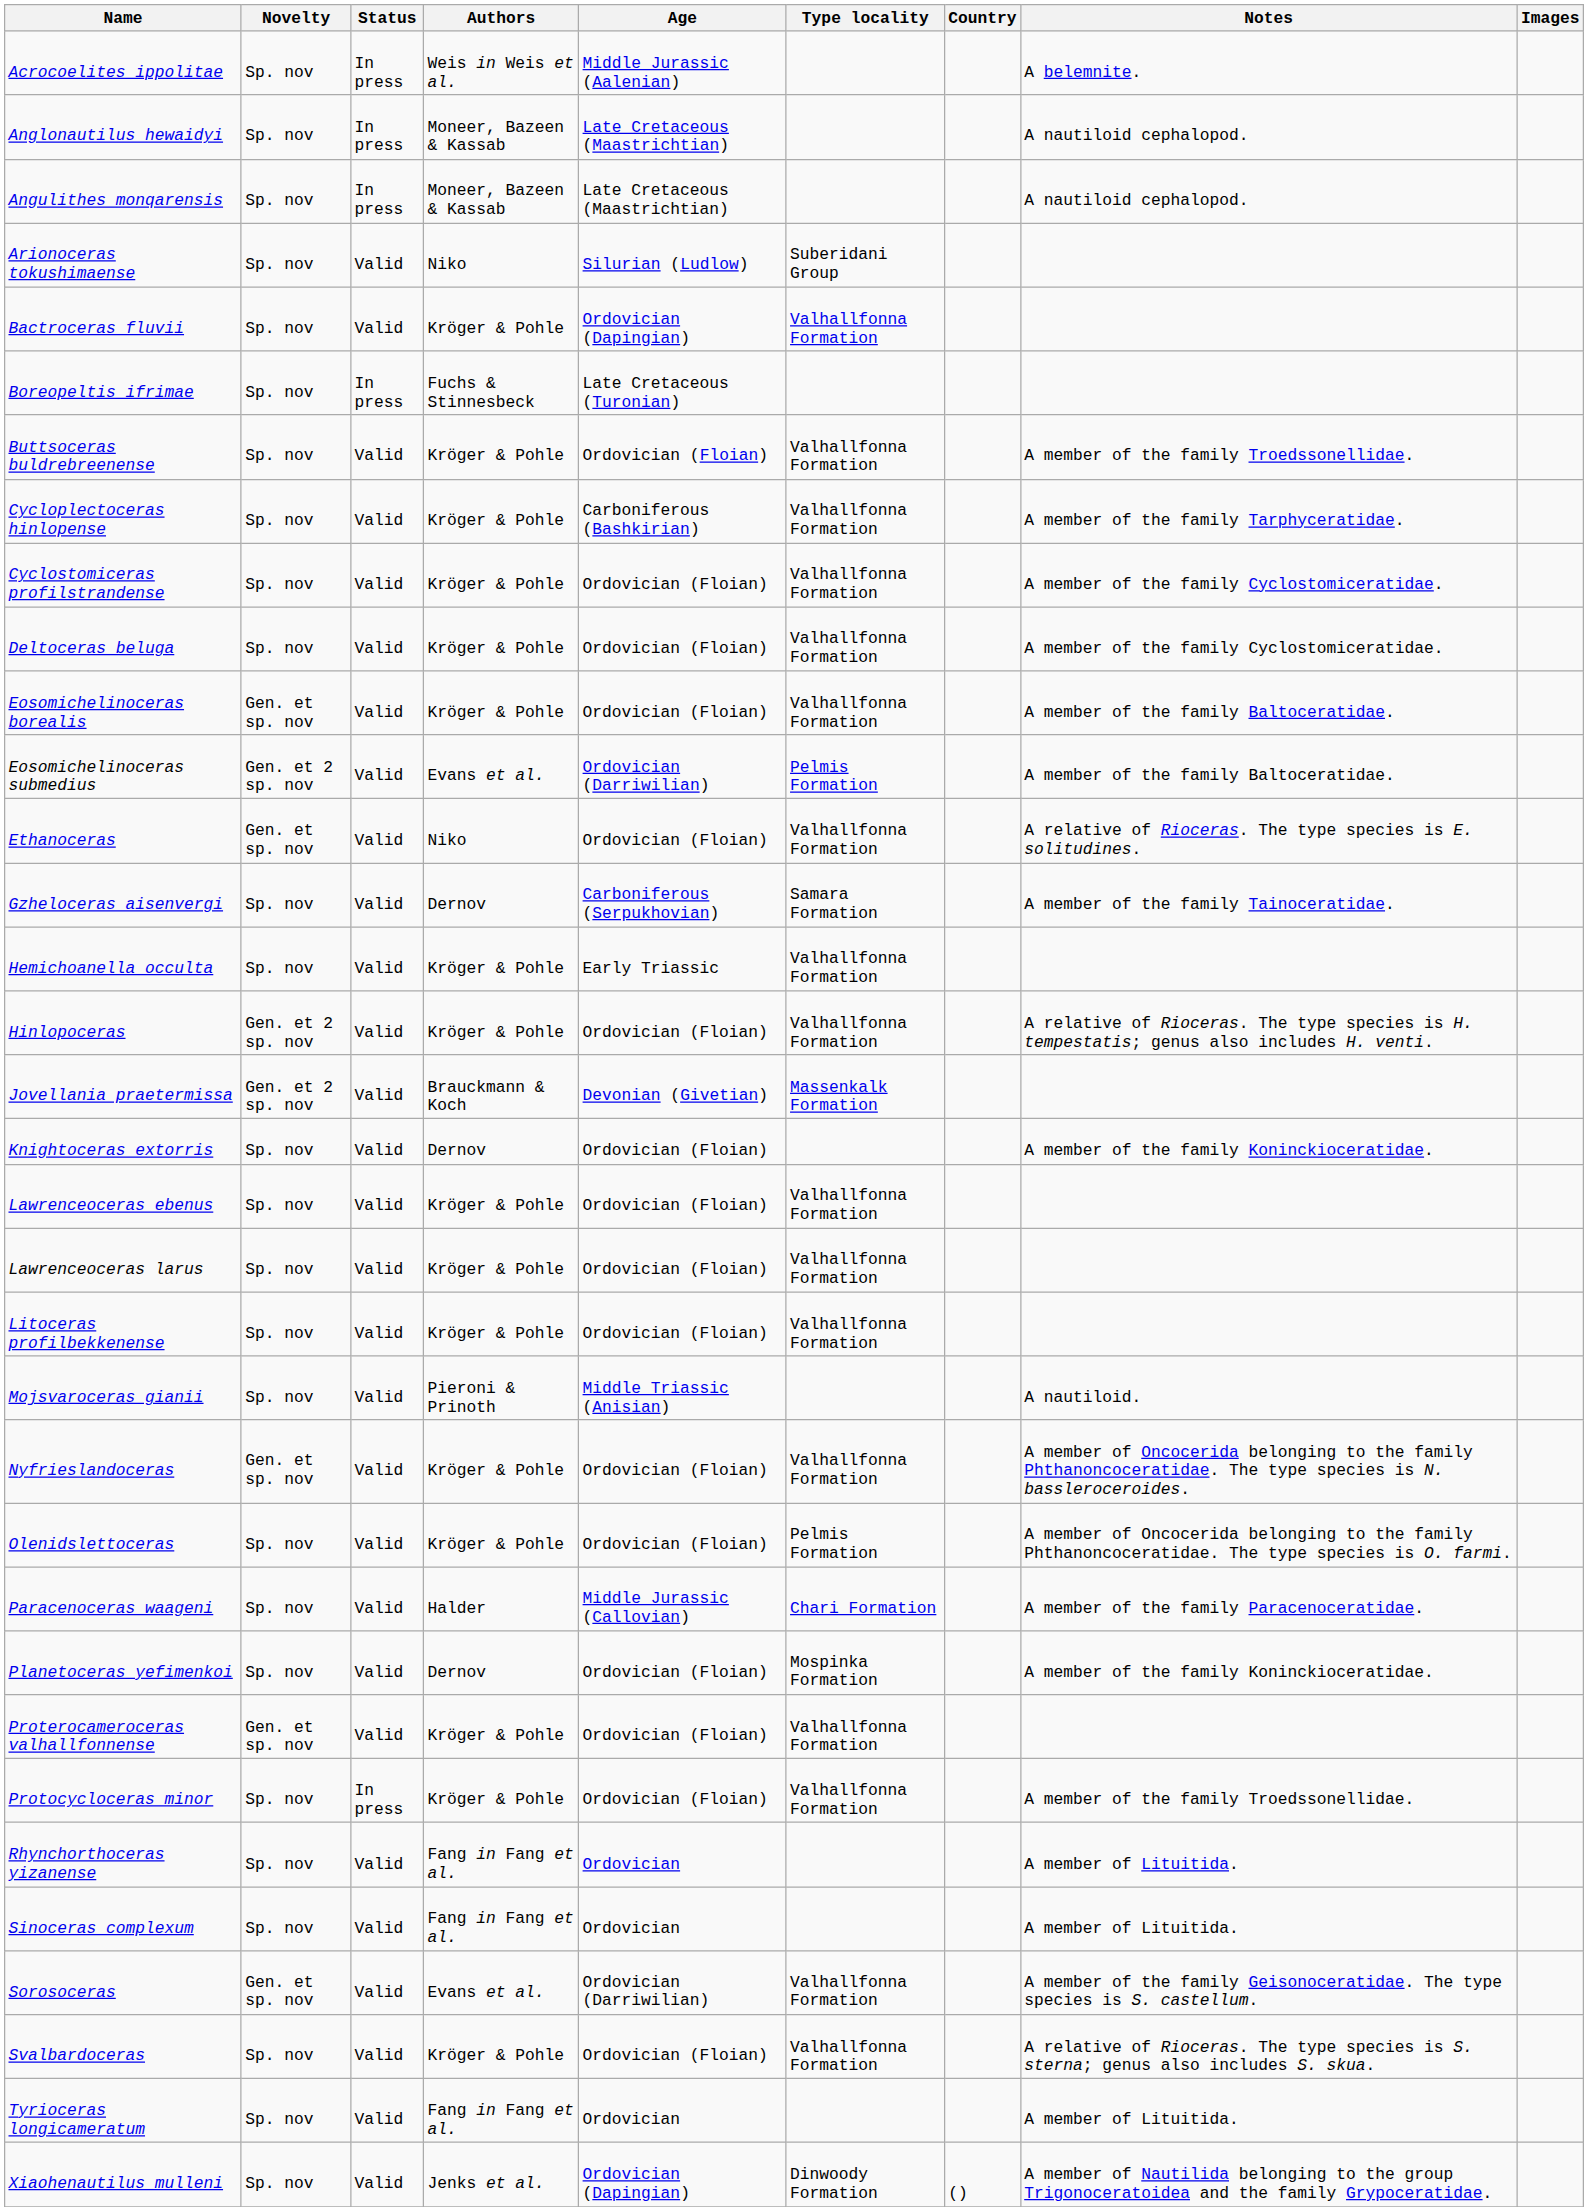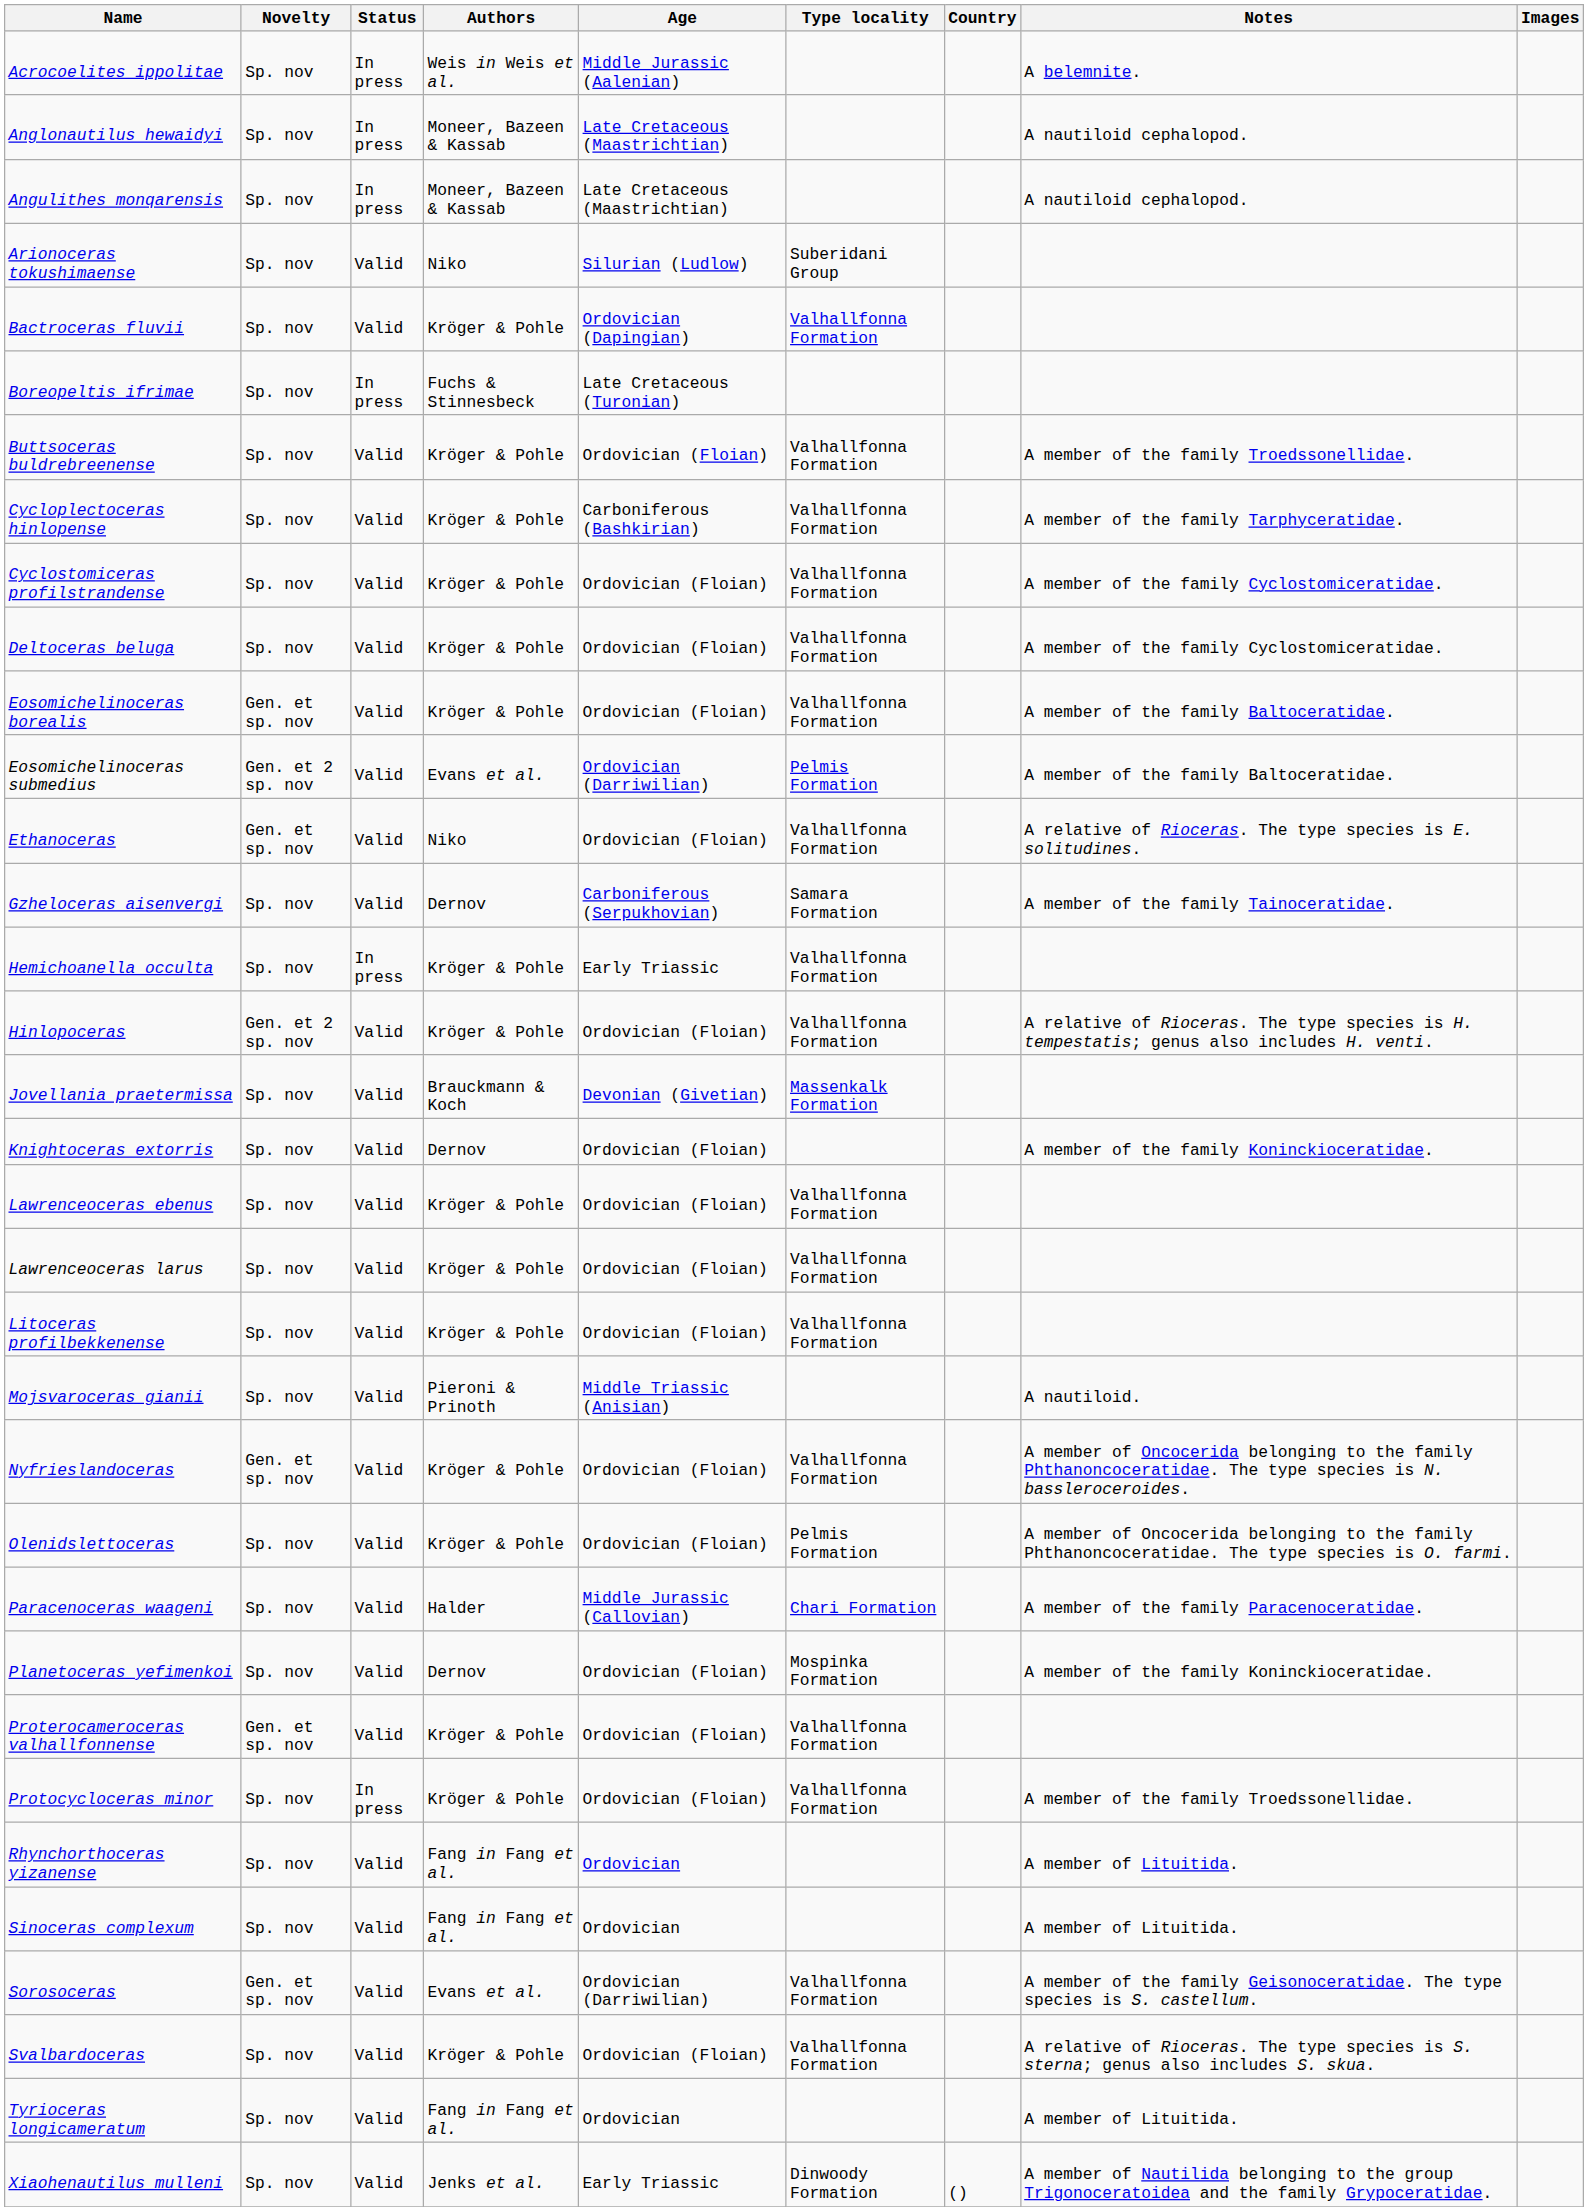(379, 968) Valid -> (379, 968) In press
(289, 1096) Gen. et 2 sp. nov -> (279, 1096) Sp. nov
(636, 2184) Ordovician (Dapingian) -> (651, 2184) Early Triassic
